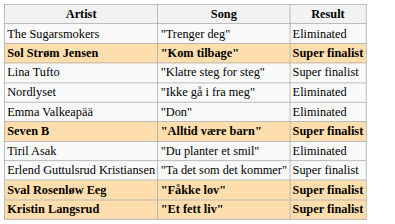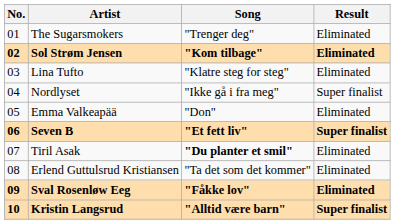+ column: (16, 14)
(328, 53) Super finalist -> (346, 53) Eliminated
(326, 72) Super finalist -> (343, 72) Eliminated
(320, 92) Eliminated -> (349, 92) Super finalist
(211, 131) "Alltid være barn" -> (216, 131) "Et fett liv"
(210, 151) normal -> (239, 151) bold
(326, 170) Super finalist -> (343, 170) Eliminated
(328, 190) Super finalist -> (346, 190) Eliminated
(192, 209) "Et fett liv" -> (235, 209) "Alltid være barn"
